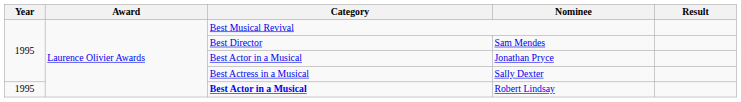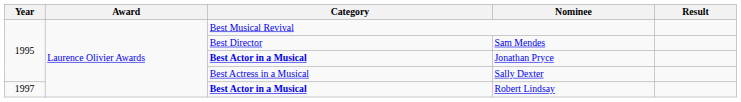(256, 58) normal -> (258, 58) bold
(25, 89) 1995 -> (25, 89) 1997
